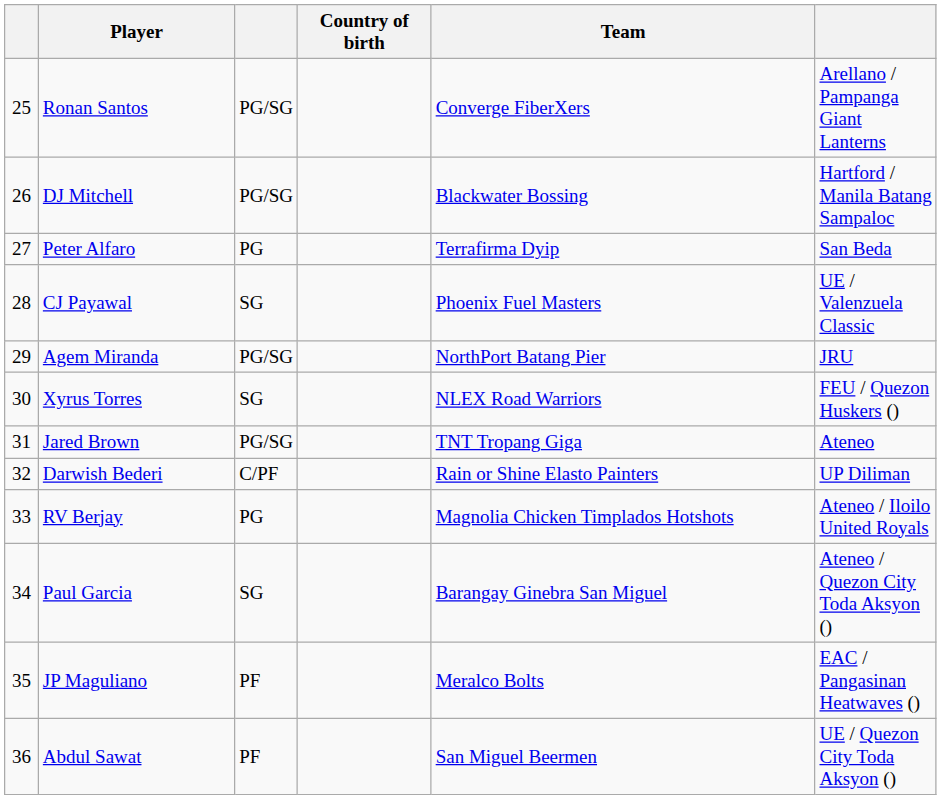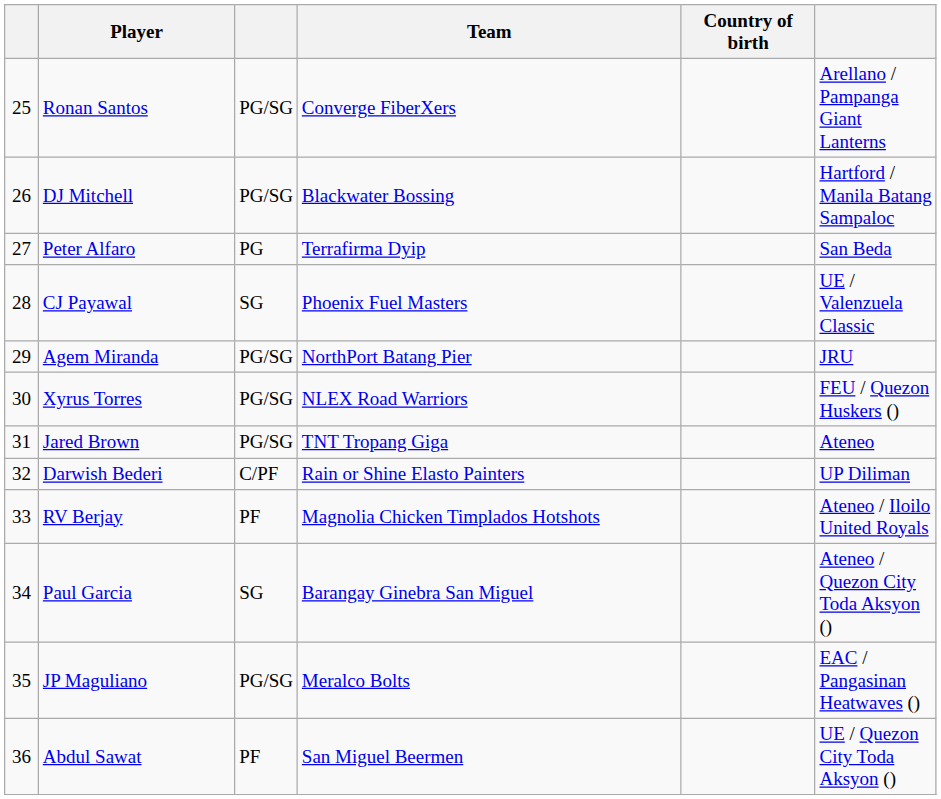columns swapped: (364, 31) <-> (623, 31)
(251, 399) SG -> (266, 399) PG/SG
(251, 516) PG -> (250, 516) PF
(250, 679) PF -> (266, 679) PG/SG
